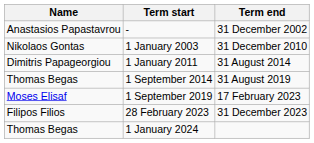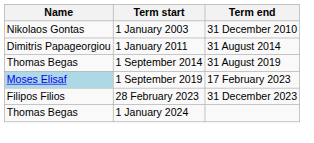- row: (127, 29)
(37, 96) no background -> (37, 79) lightblue background
